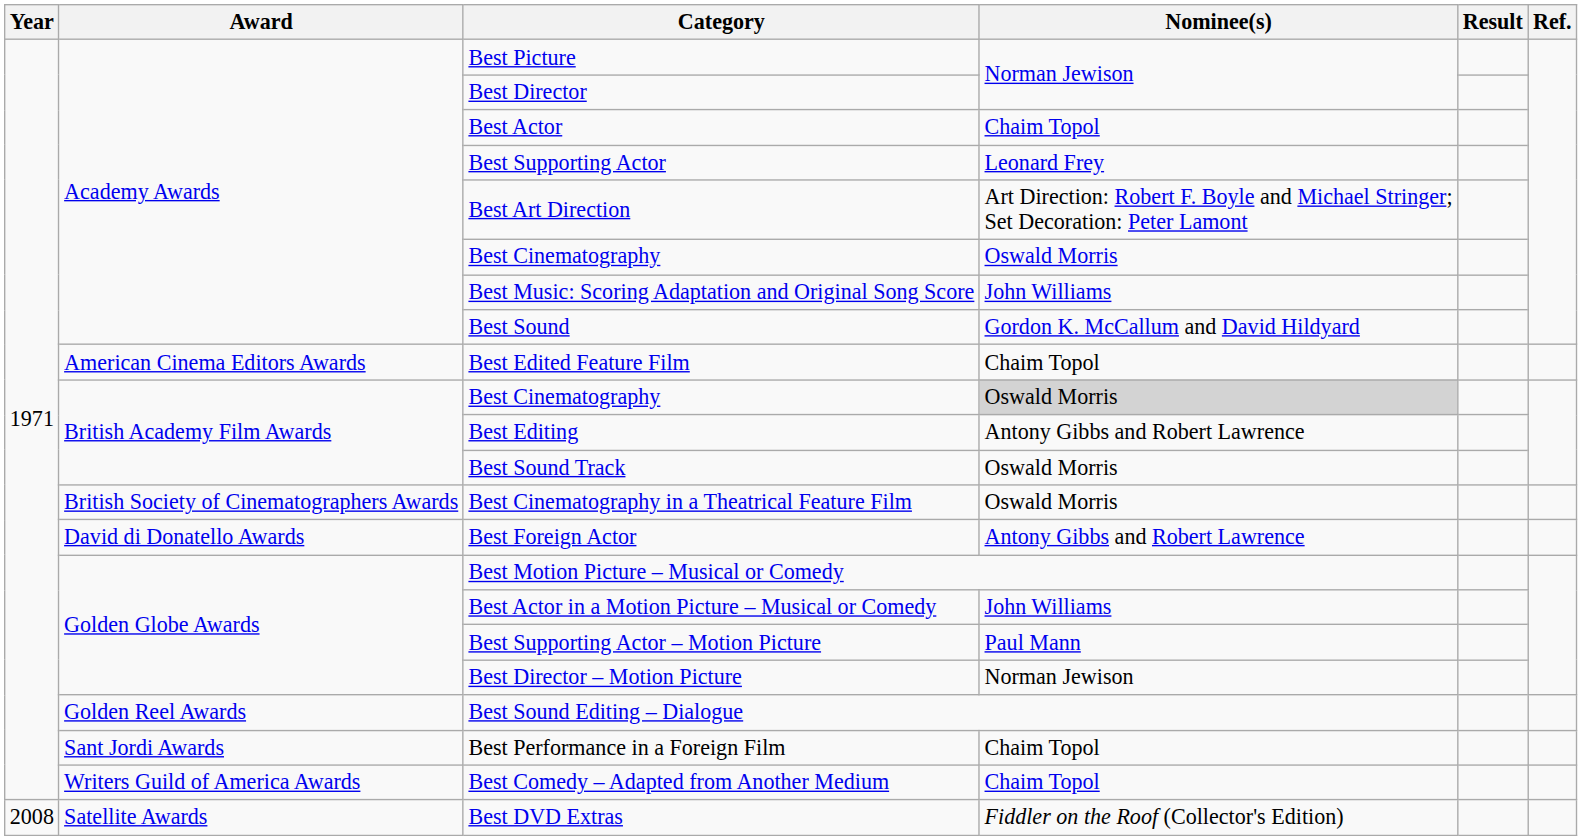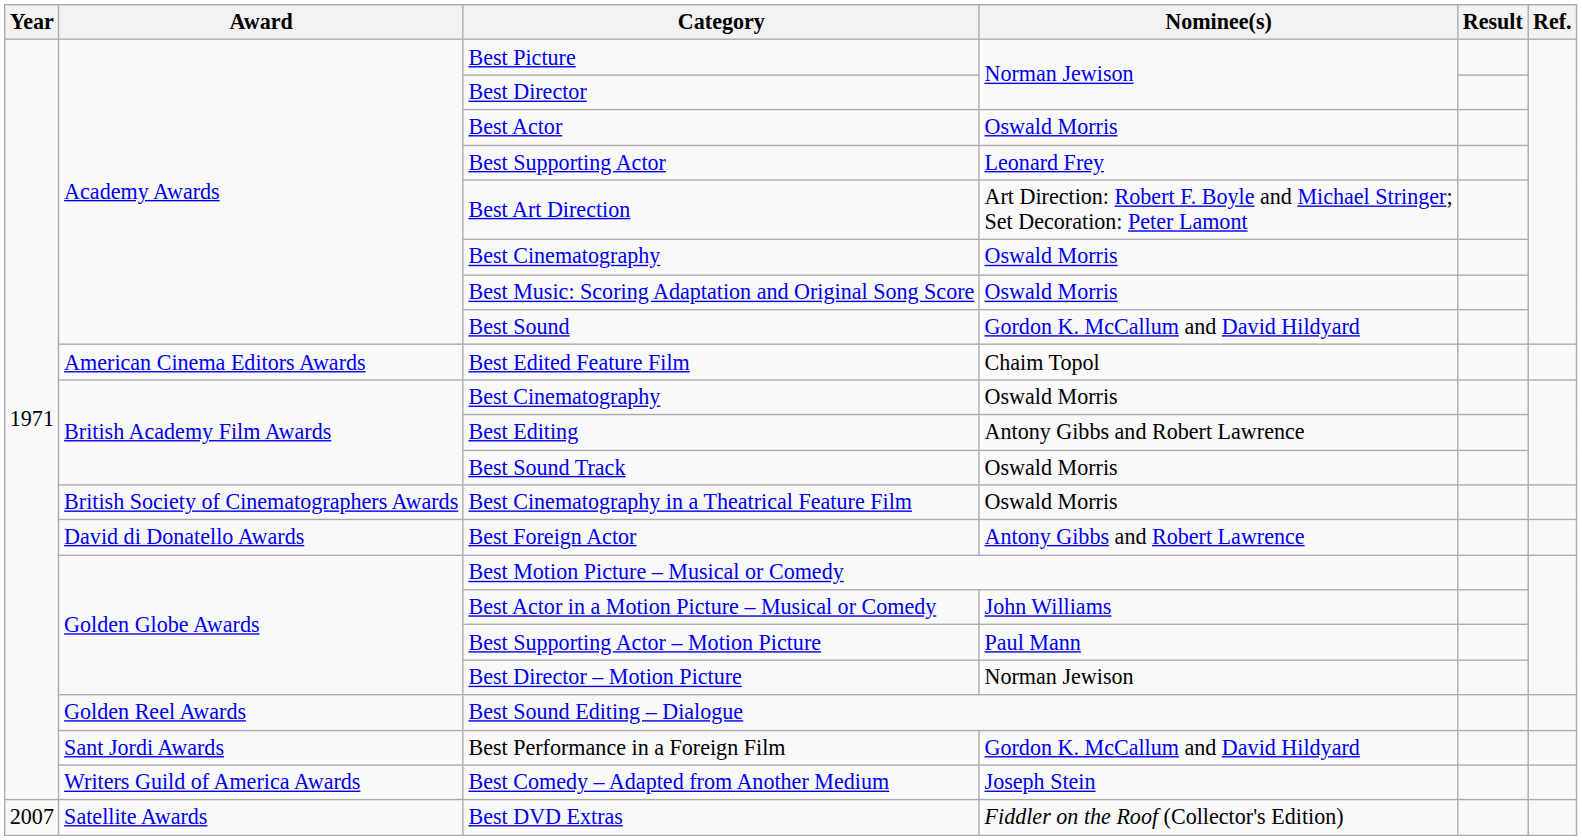(1042, 127) Chaim Topol -> (1051, 127) Oswald Morris
(1048, 291) John Williams -> (1051, 291) Oswald Morris
(1051, 397) lightgrey background -> (1051, 397) no background
(1042, 747) Chaim Topol -> (1172, 747) Gordon K. McCallum and David Hildyard
(1042, 782) Chaim Topol -> (1040, 782) Joseph Stein
(32, 817) 2008 -> (32, 817) 2007
